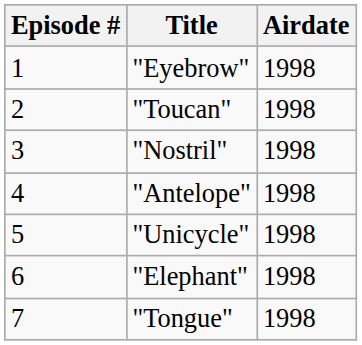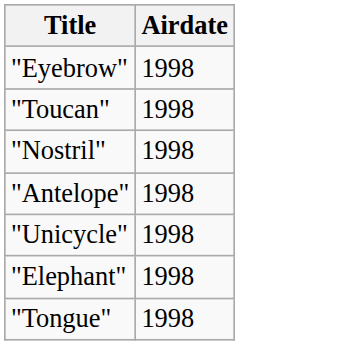- column: (66, 25)
